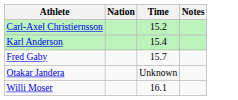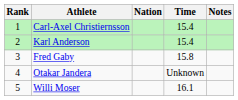+ column: (18, 12)
(158, 27) 15.2 -> (185, 27) 15.4
(158, 57) 15.7 -> (185, 57) 15.8
